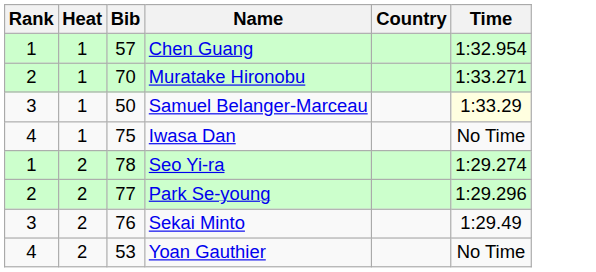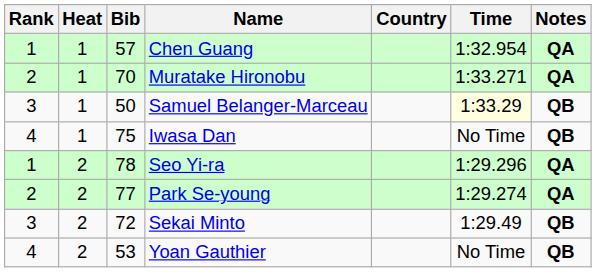+ column: (561, 19)
(491, 164) 1:29.274 -> (491, 164) 1:29.296
(491, 194) 1:29.296 -> (491, 194) 1:29.274
(125, 223) 76 -> (125, 223) 72
